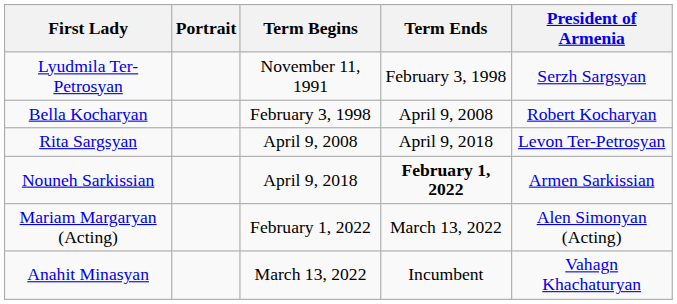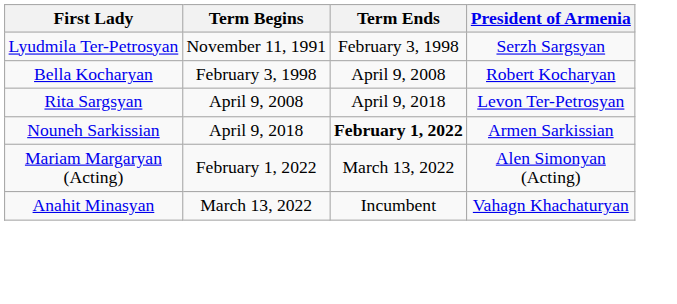- column: (206, 28)
